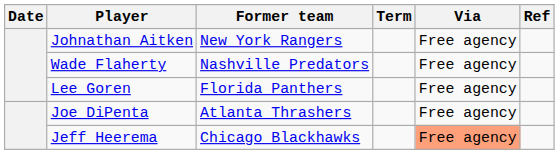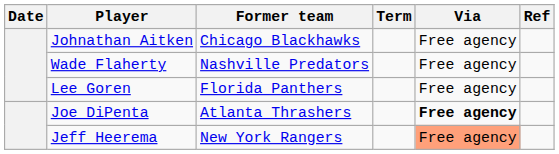(271, 41) New York Rangers -> (280, 41) Chicago Blackhawks
(468, 113) normal -> (468, 113) bold
(280, 137) Chicago Blackhawks -> (271, 137) New York Rangers
